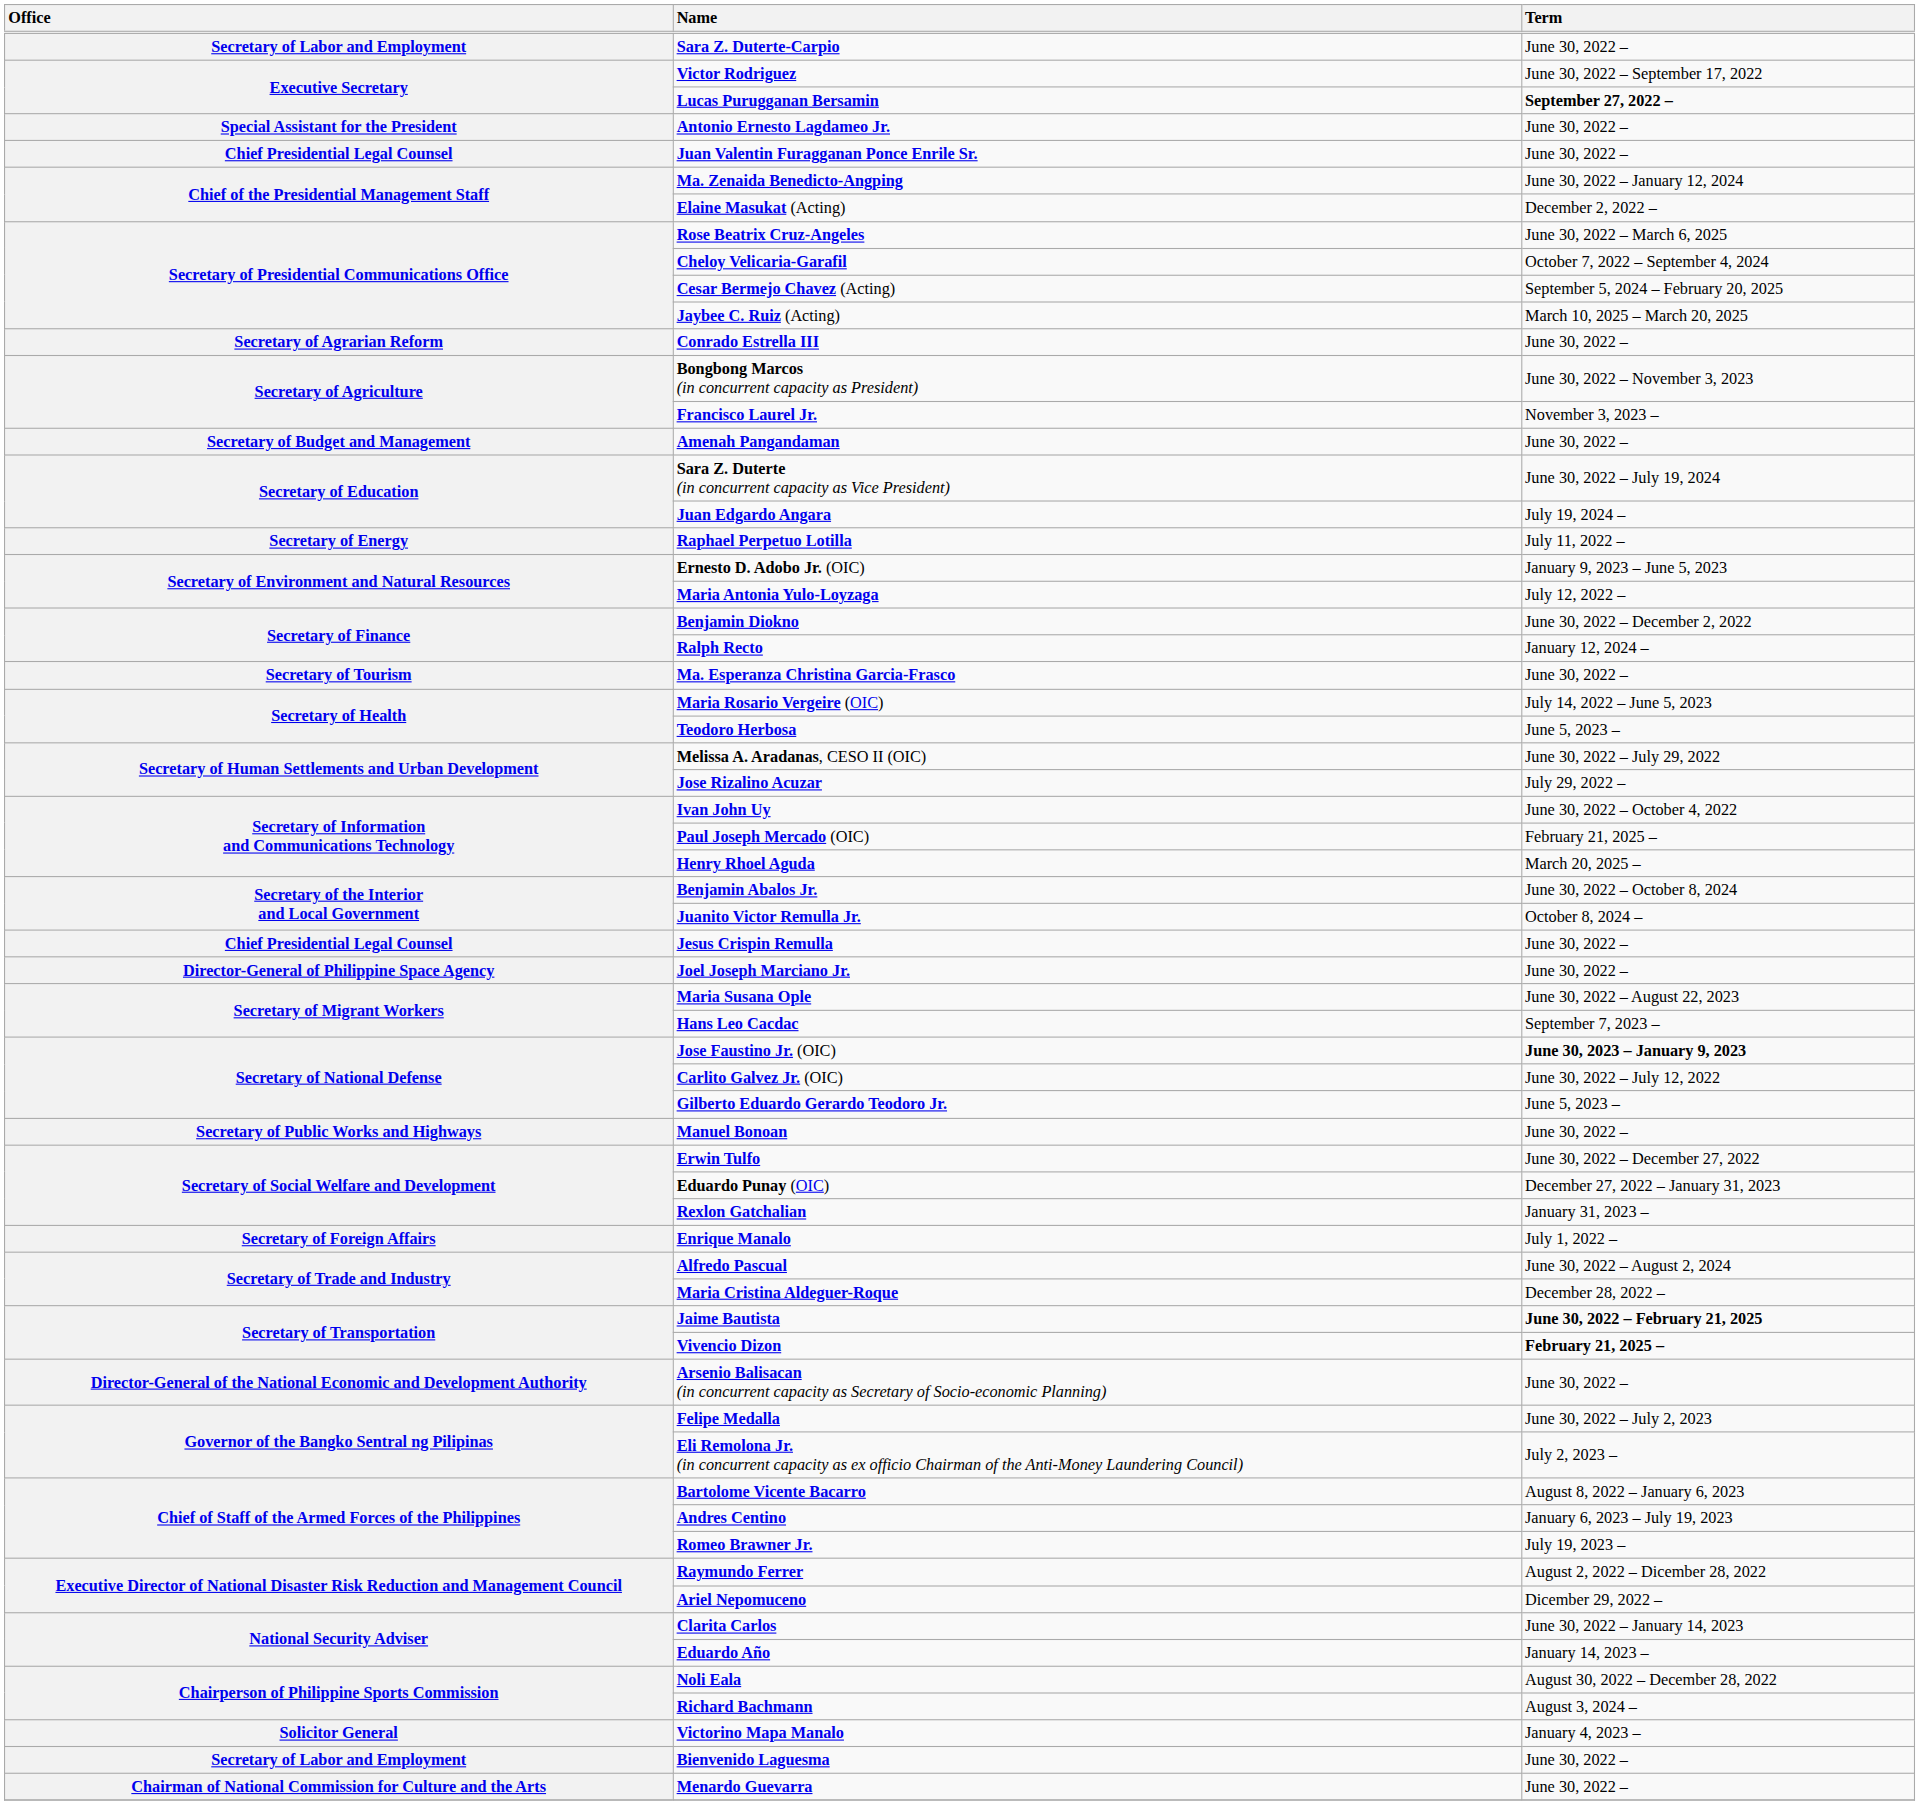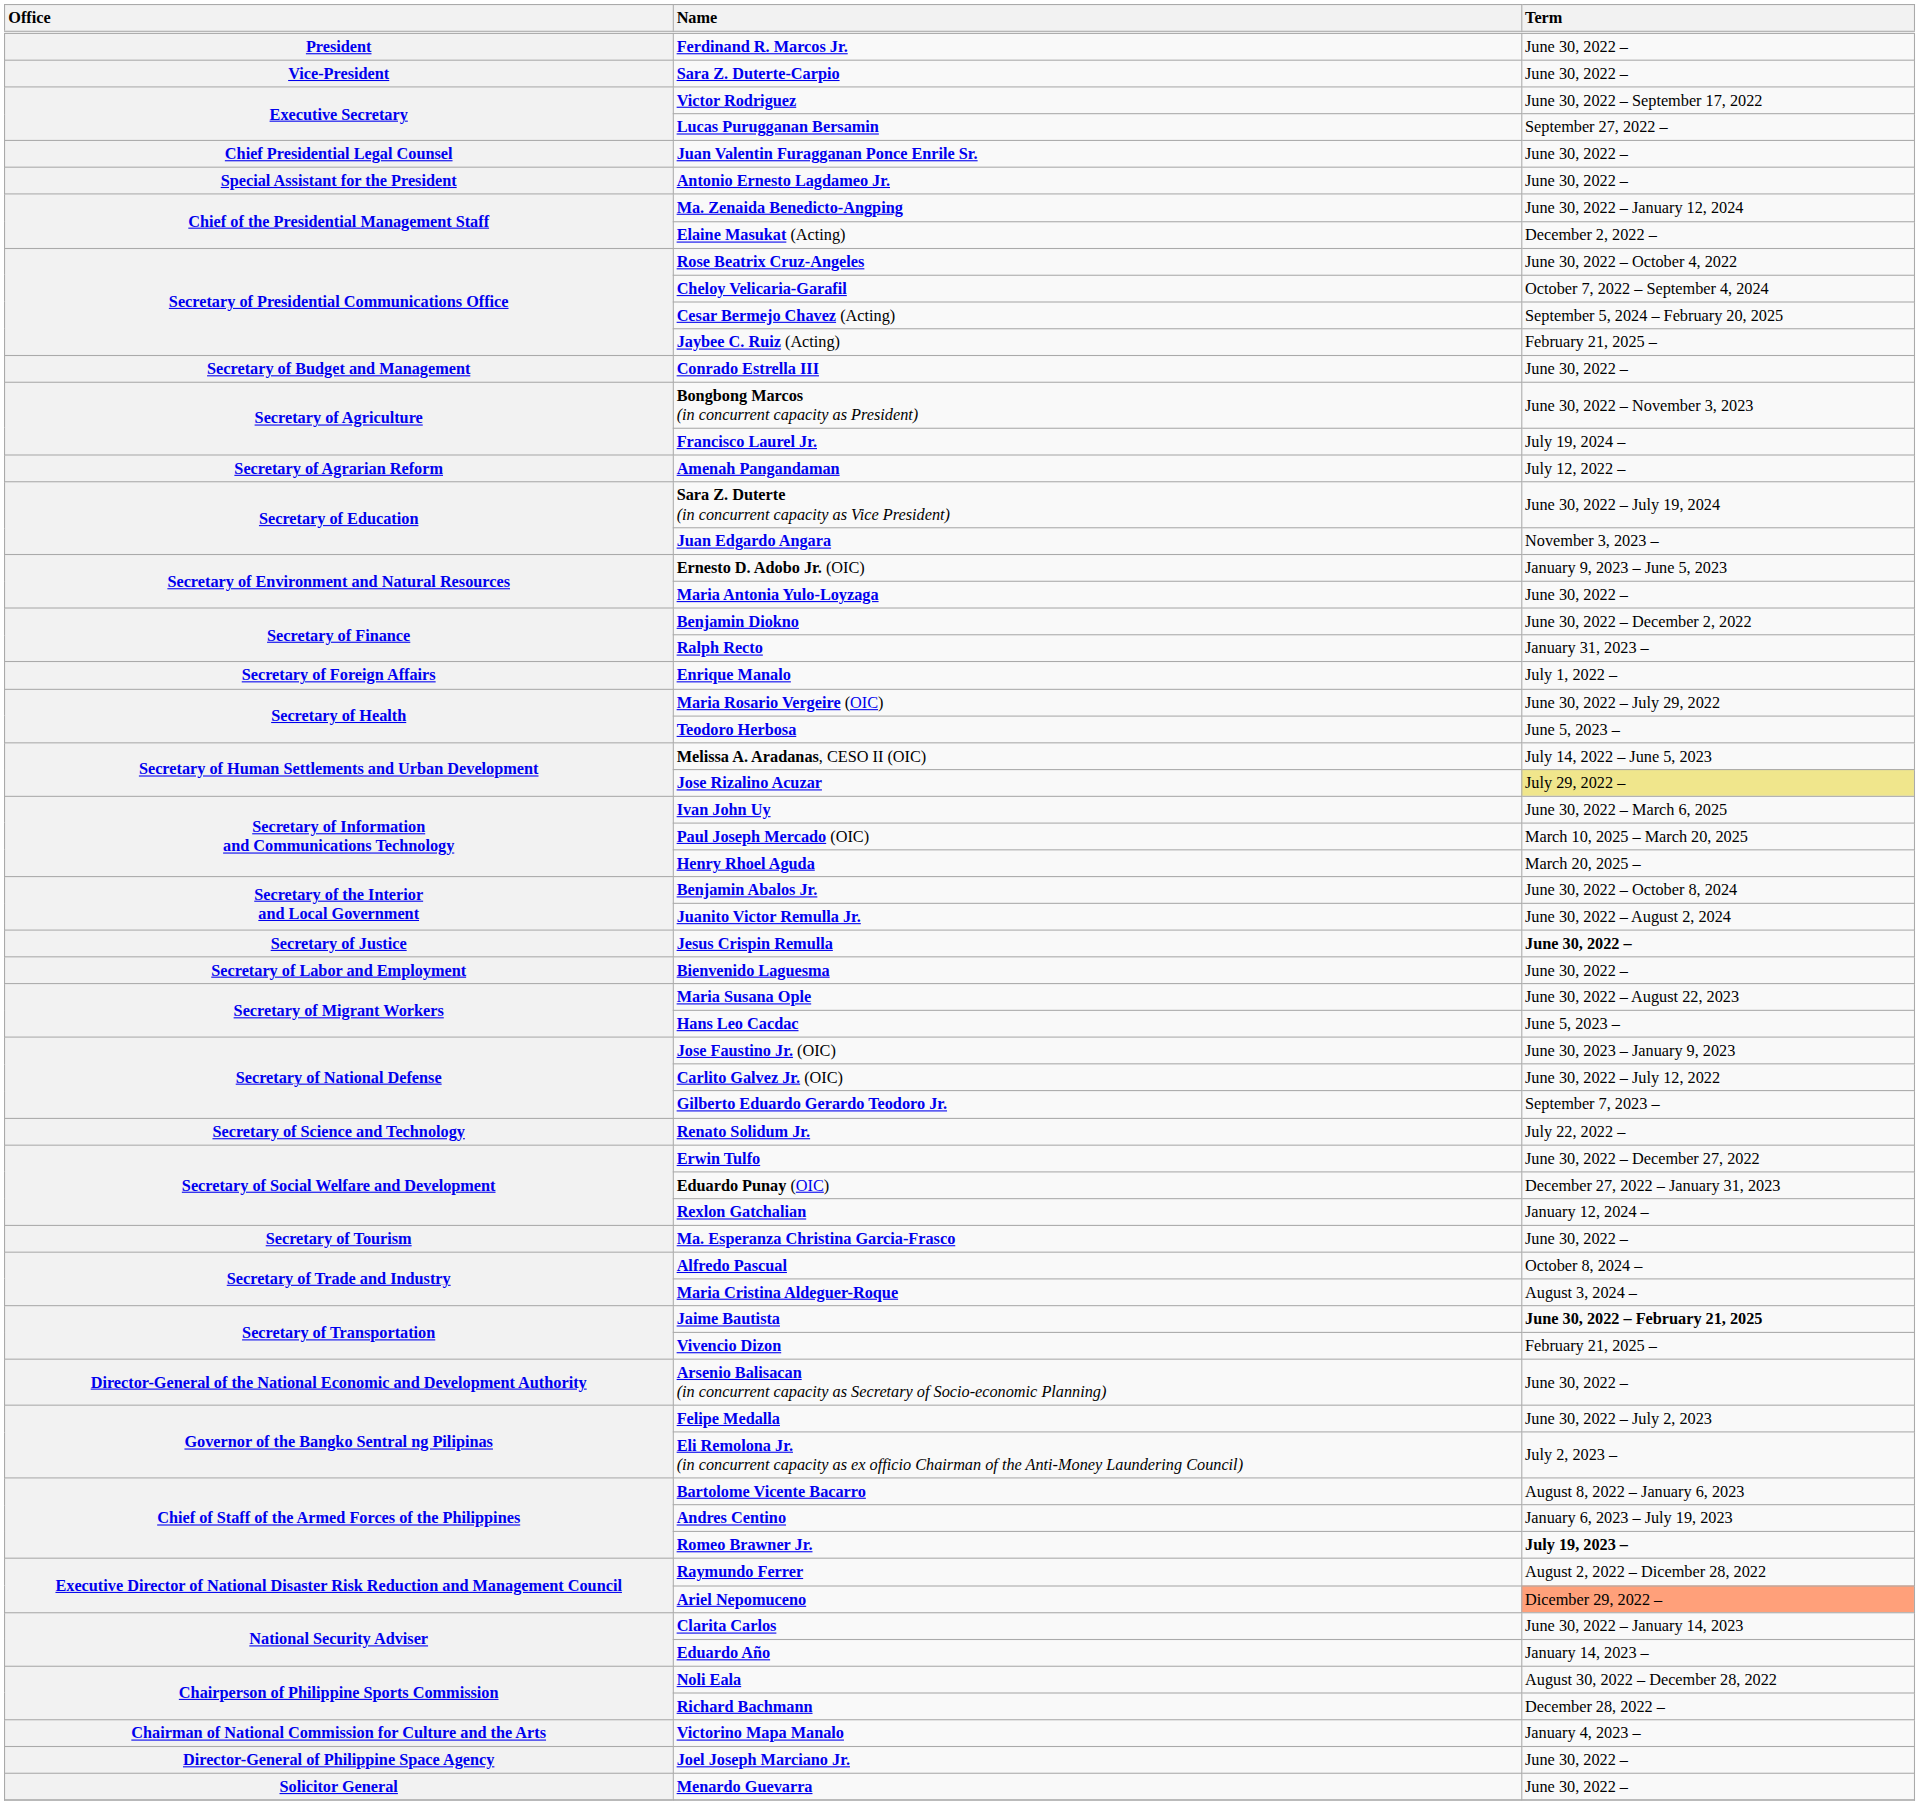+ row: (762, 47)
(339, 47) Secretary of Labor and Employment -> (339, 73) Vice-President
(1599, 100) bold -> (1596, 127) normal
rows swapped: (783, 127) <-> (827, 154)
(1626, 234) June 30, 2022 – March 6, 2025 -> (1631, 261) June 30, 2022 – October 4, 2022
(1637, 315) March 10, 2025 – March 20, 2025 -> (1591, 342) February 21, 2025 –
(339, 342) Secretary of Agrarian Reform -> (339, 368) Secretary of Budget and Management
(1592, 414) November 3, 2023 – -> (1575, 441) July 19, 2024 –
(339, 441) Secretary of Budget and Management -> (339, 468) Secretary of Agrarian Reform
(1576, 441) June 30, 2022 – -> (1575, 468) July 12, 2022 –
(1575, 514) July 19, 2024 – -> (1592, 541) November 3, 2023 –
- row: (764, 541)
(1575, 595) July 12, 2022 – -> (1576, 595) June 30, 2022 –
(1587, 648) January 12, 2024 – -> (1587, 648) January 31, 2023 –
rows swapped: (734, 1238) <-> (816, 675)
(1618, 702) July 14, 2022 – June 5, 2023 -> (1623, 702) June 30, 2022 – July 29, 2022
(1623, 755) June 30, 2022 – July 29, 2022 -> (1618, 755) July 14, 2022 – June 5, 2023
(1575, 782) no background -> (1575, 782) khaki background
(1631, 809) June 30, 2022 – October 4, 2022 -> (1626, 809) June 30, 2022 – March 6, 2025
(1591, 836) February 21, 2025 – -> (1637, 836) March 10, 2025 – March 20, 2025
(1584, 916) October 8, 2024 – -> (1628, 916) June 30, 2022 – August 2, 2024
(339, 943) Chief Presidential Legal Counsel -> (339, 943) Secretary of Justice
(1576, 943) normal -> (1578, 943) bold
rows swapped: (753, 1759) <-> (763, 970)
(1592, 1024) September 7, 2023 – -> (1572, 1024) June 5, 2023 –
(1636, 1050) bold -> (1630, 1050) normal
(1572, 1104) June 5, 2023 – -> (1592, 1104) September 7, 2023 –
- row: (732, 1131)
+ row: (743, 1131)
(1587, 1211) January 31, 2023 – -> (1587, 1211) January 12, 2024 –
(1628, 1265) June 30, 2022 – August 2, 2024 -> (1584, 1265) October 8, 2024 –
(1595, 1292) December 28, 2022 – -> (1581, 1292) August 3, 2024 –
(1595, 1345) bold -> (1591, 1345) normal
(1575, 1545) normal -> (1577, 1545) bold
(1594, 1599) no background -> (1594, 1599) lightsalmon background
(1581, 1706) August 3, 2024 – -> (1595, 1706) December 28, 2022 –
(339, 1733) Solicitor General -> (339, 1733) Chairman of National Commission for Culture and the Arts
(339, 1786) Chairman of National Commission for Culture and the Arts -> (339, 1786) Solicitor General
